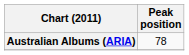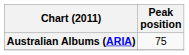(161, 41) 78 -> (161, 41) 75
